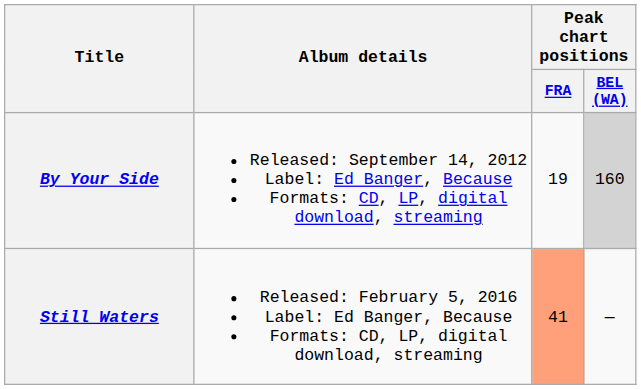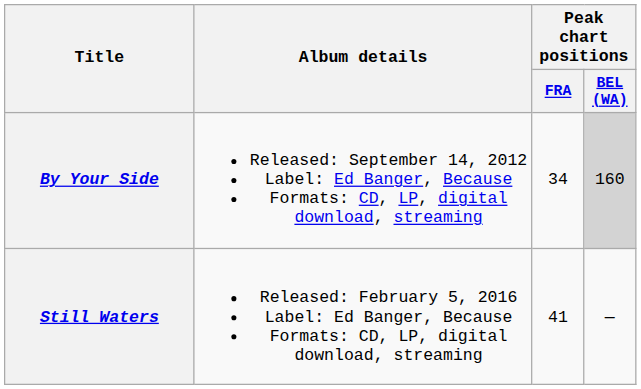(558, 180) 19 -> (558, 180) 34
(558, 317) lightsalmon background -> (558, 317) no background
